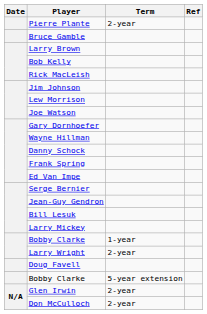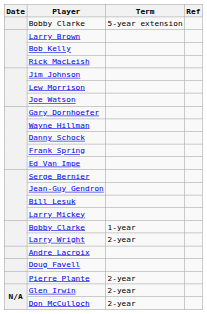rows swapped: (59, 23) <-> (57, 278)
- row: (57, 36)
+ row: (59, 252)
